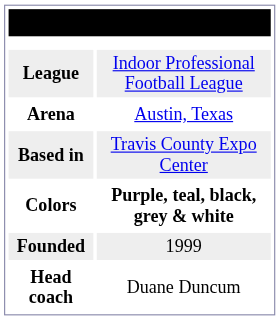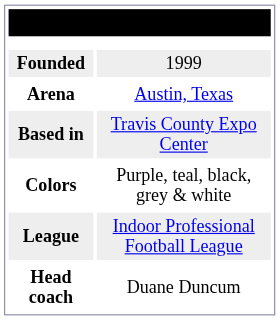rows swapped: (51, 246) <-> (51, 73)
(184, 205) bold -> (184, 185) normal
